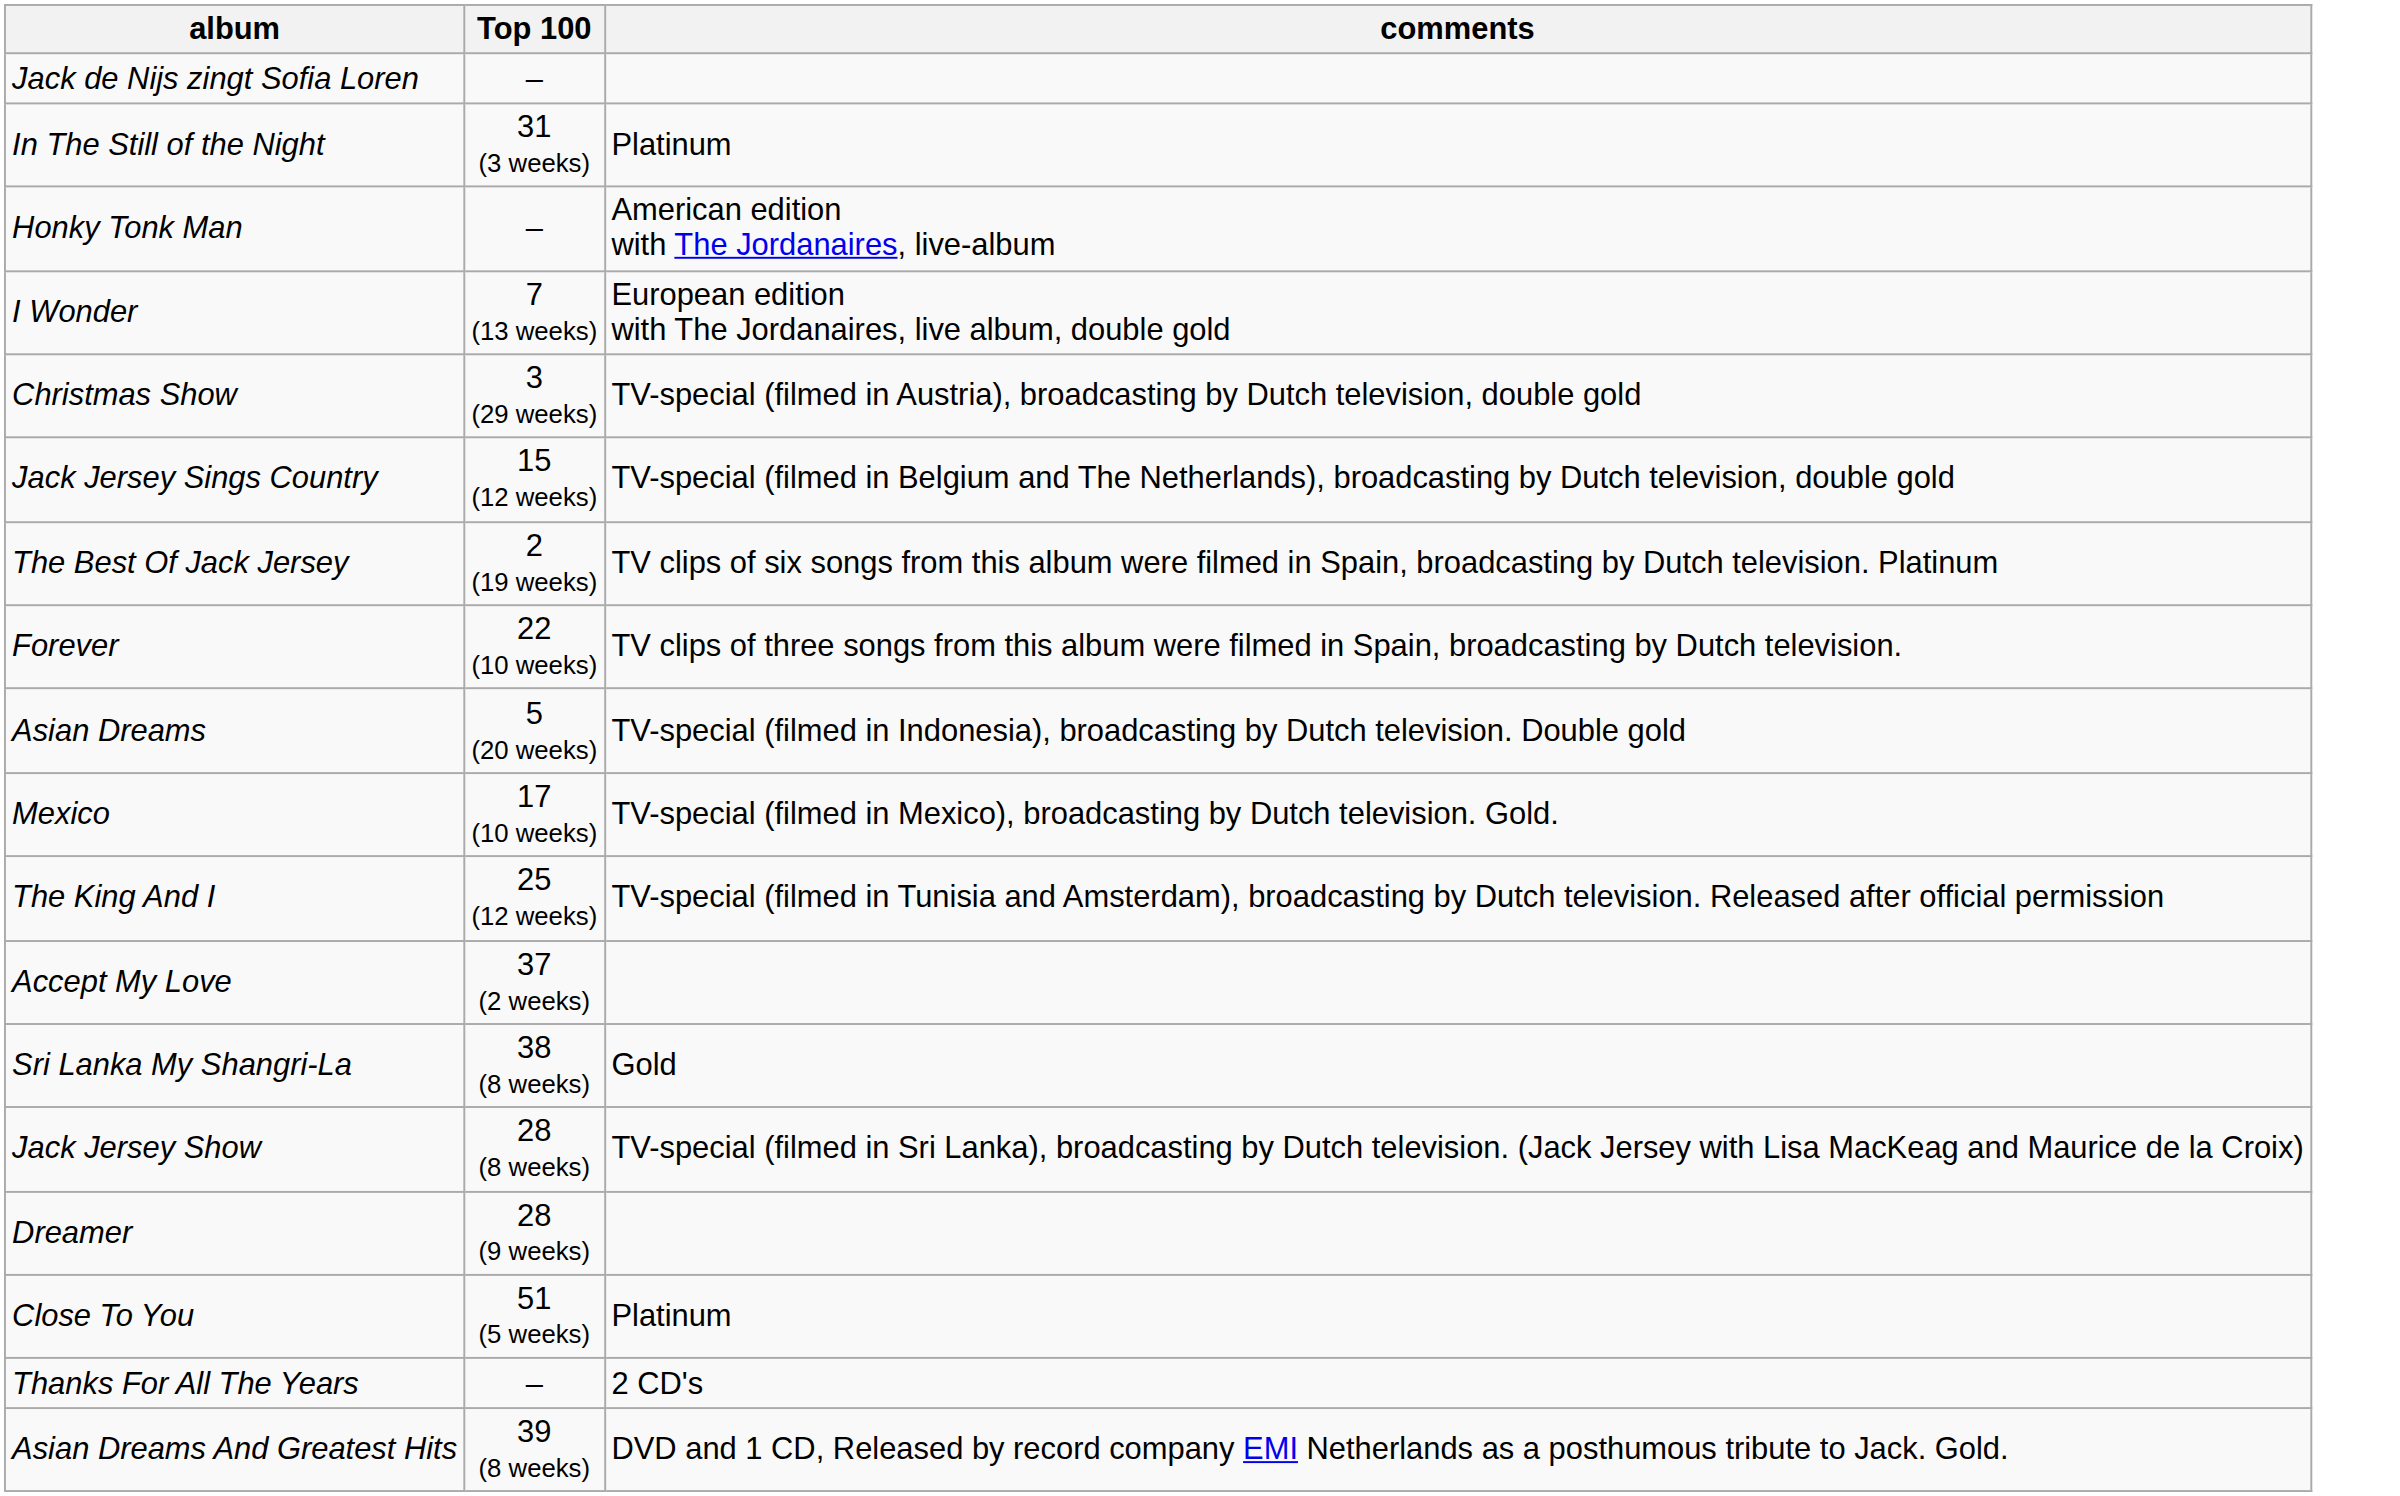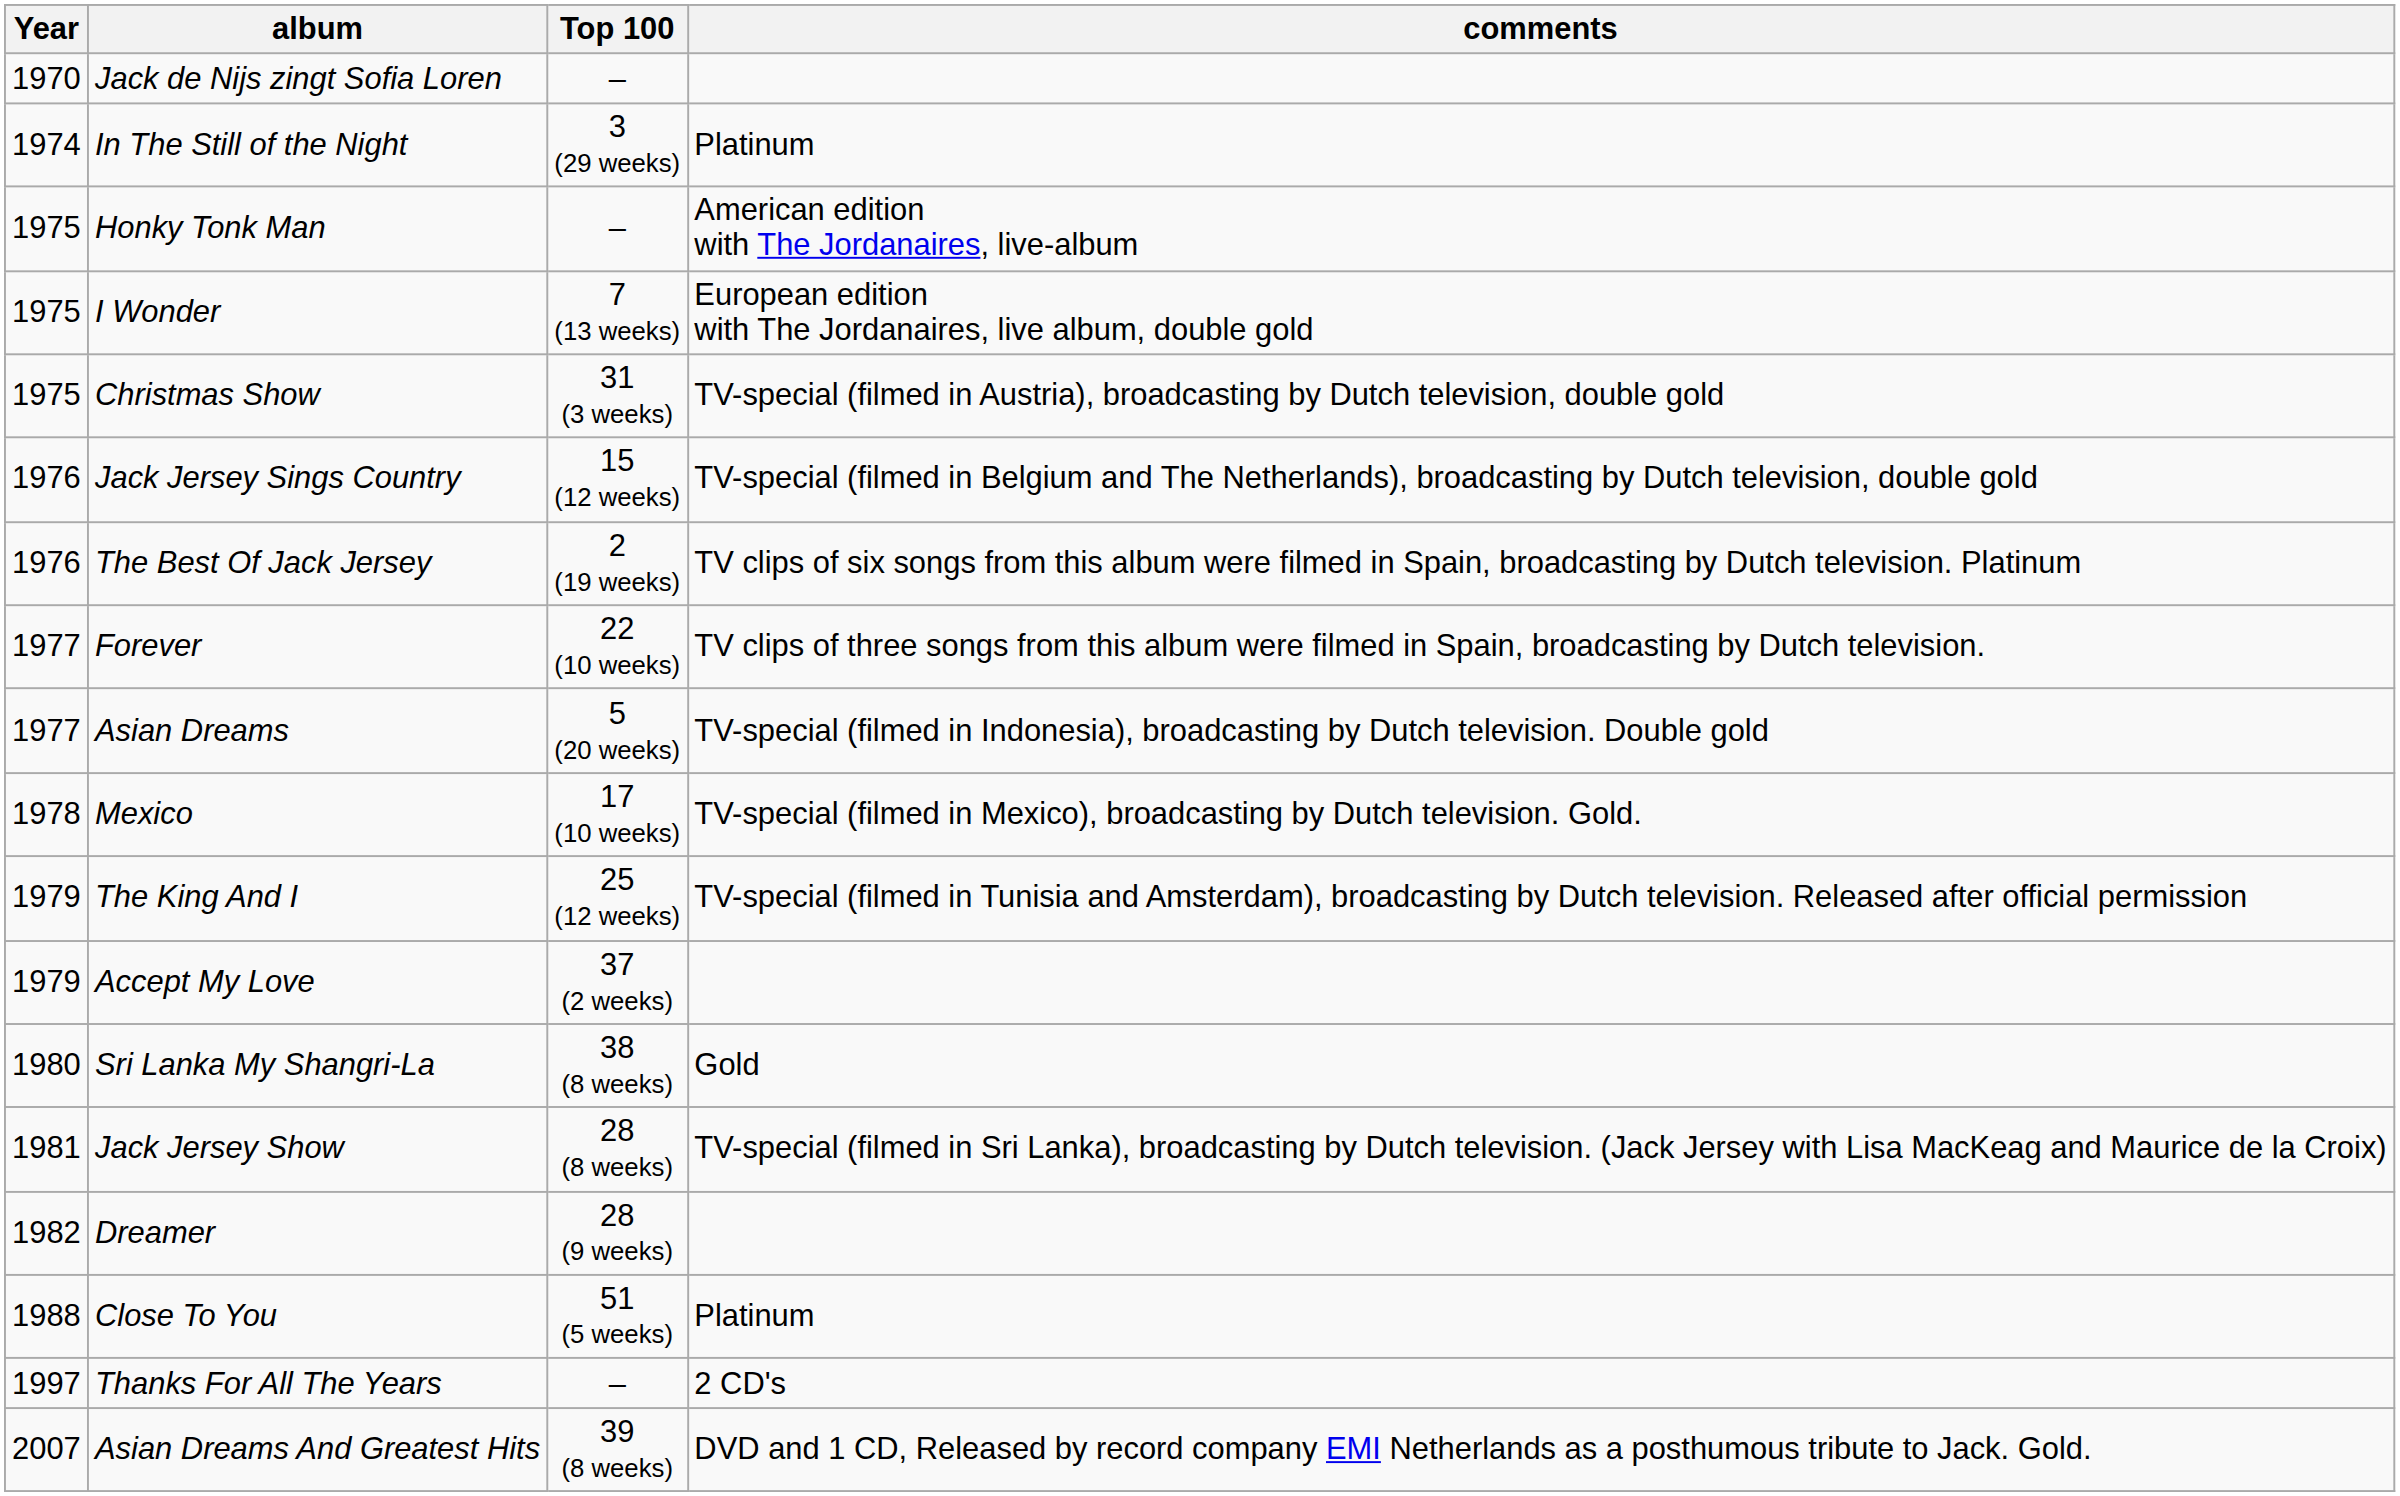+ column: (46, 28)
(534, 144) 31 (3 weeks) -> (617, 144) 3 (29 weeks)
(534, 395) 3 (29 weeks) -> (617, 395) 31 (3 weeks)
